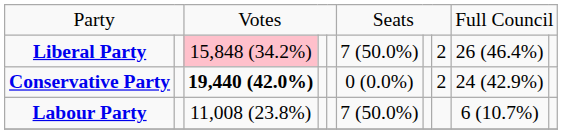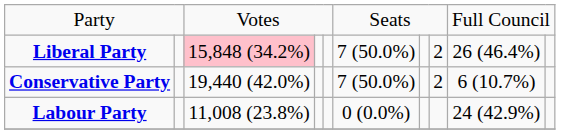(251, 81) bold -> (249, 81) normal
(379, 81) 0 (0.0%) -> (376, 81) 7 (50.0%)
(500, 81) 24 (42.9%) -> (496, 81) 6 (10.7%)
(379, 112) 7 (50.0%) -> (376, 112) 0 (0.0%)
(500, 112) 6 (10.7%) -> (496, 112) 24 (42.9%)
